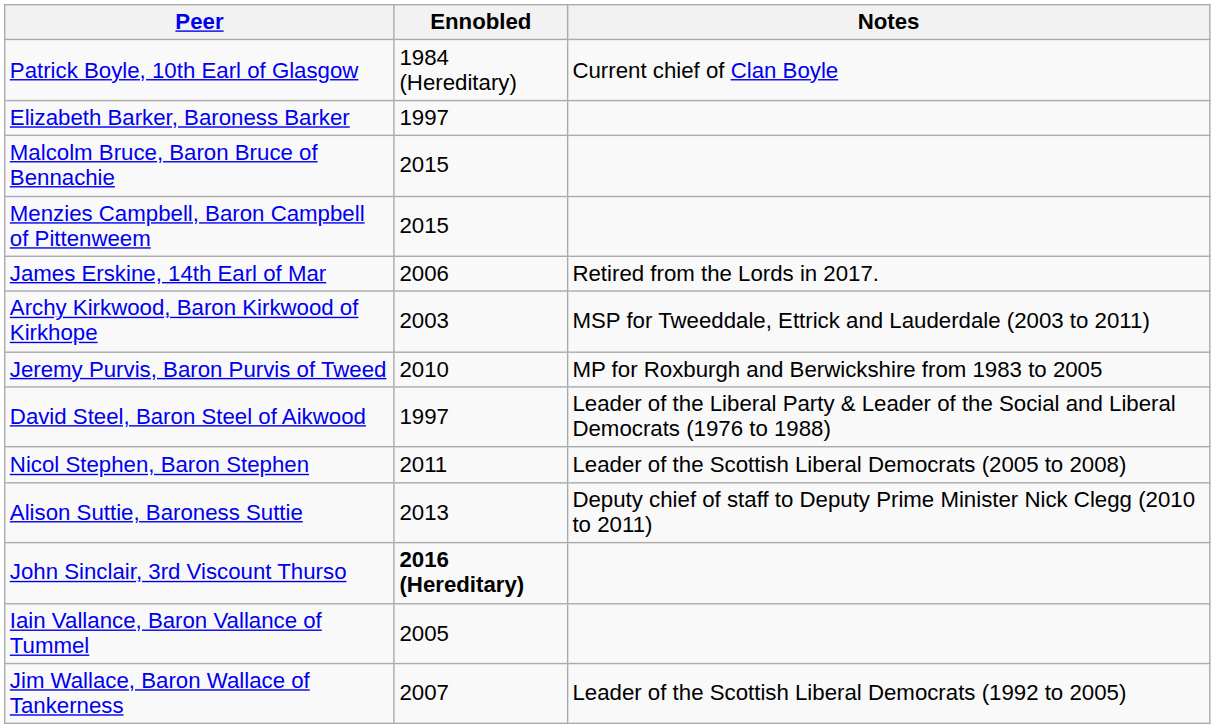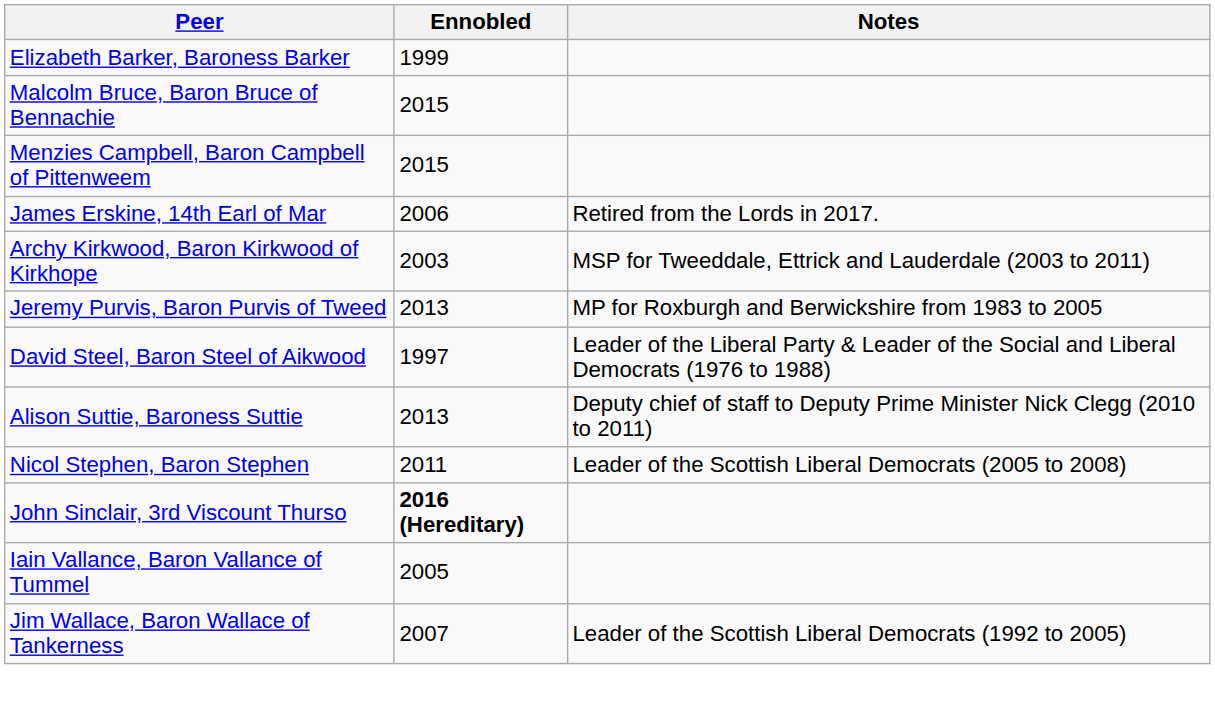- row: (184, 69)
(424, 117) 1997 -> (424, 57) 1999
(424, 369) 2010 -> (424, 308) 2013
rows swapped: (159, 464) <-> (156, 512)
